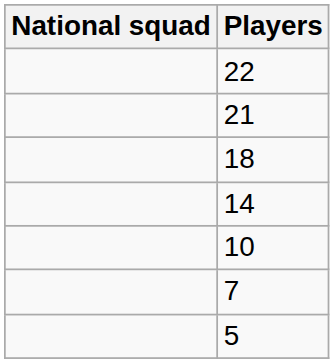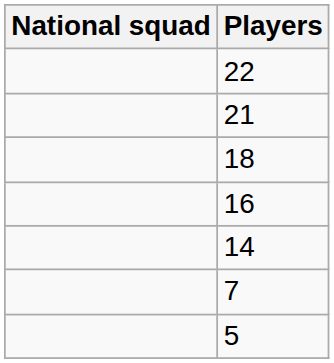+ row: (239, 203)
- row: (239, 247)
